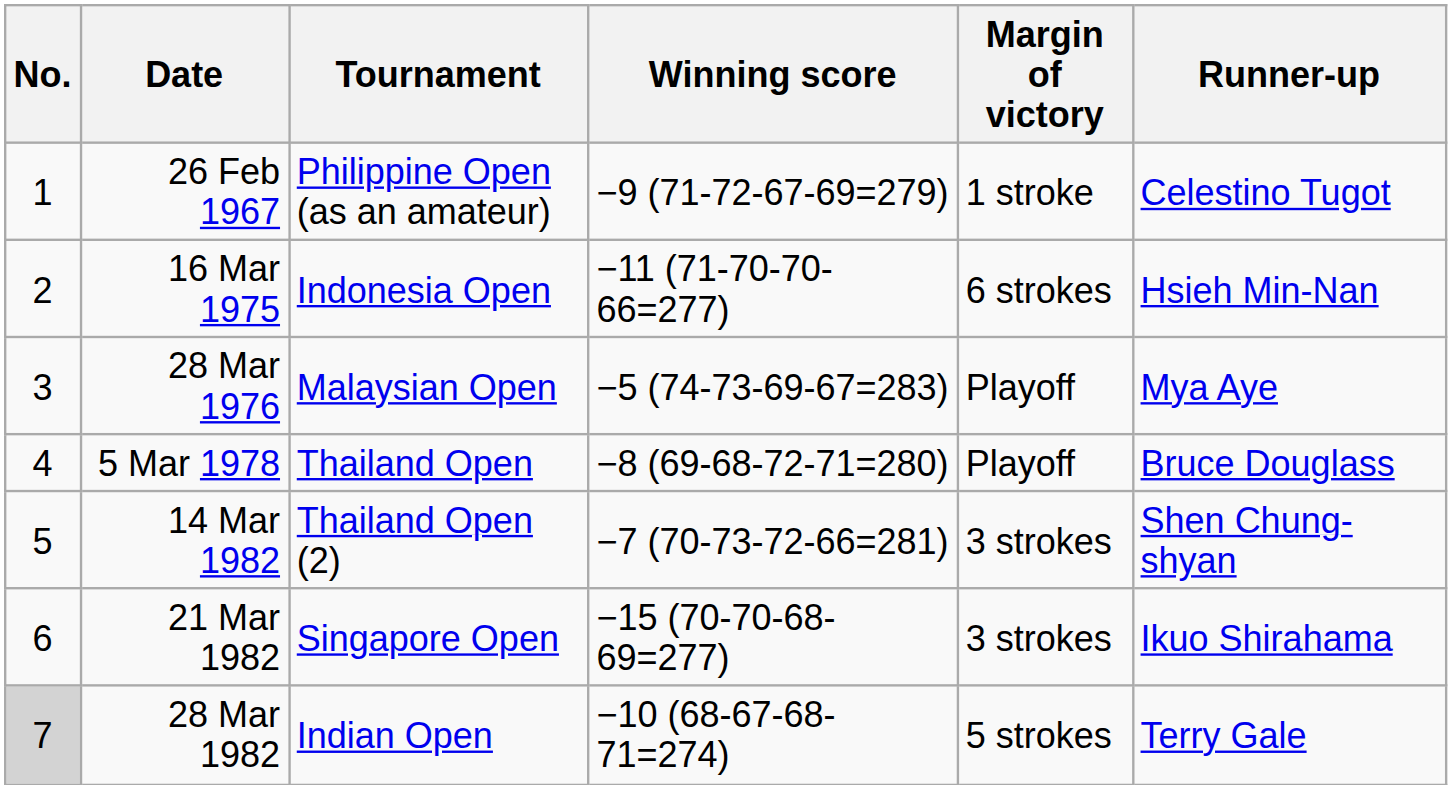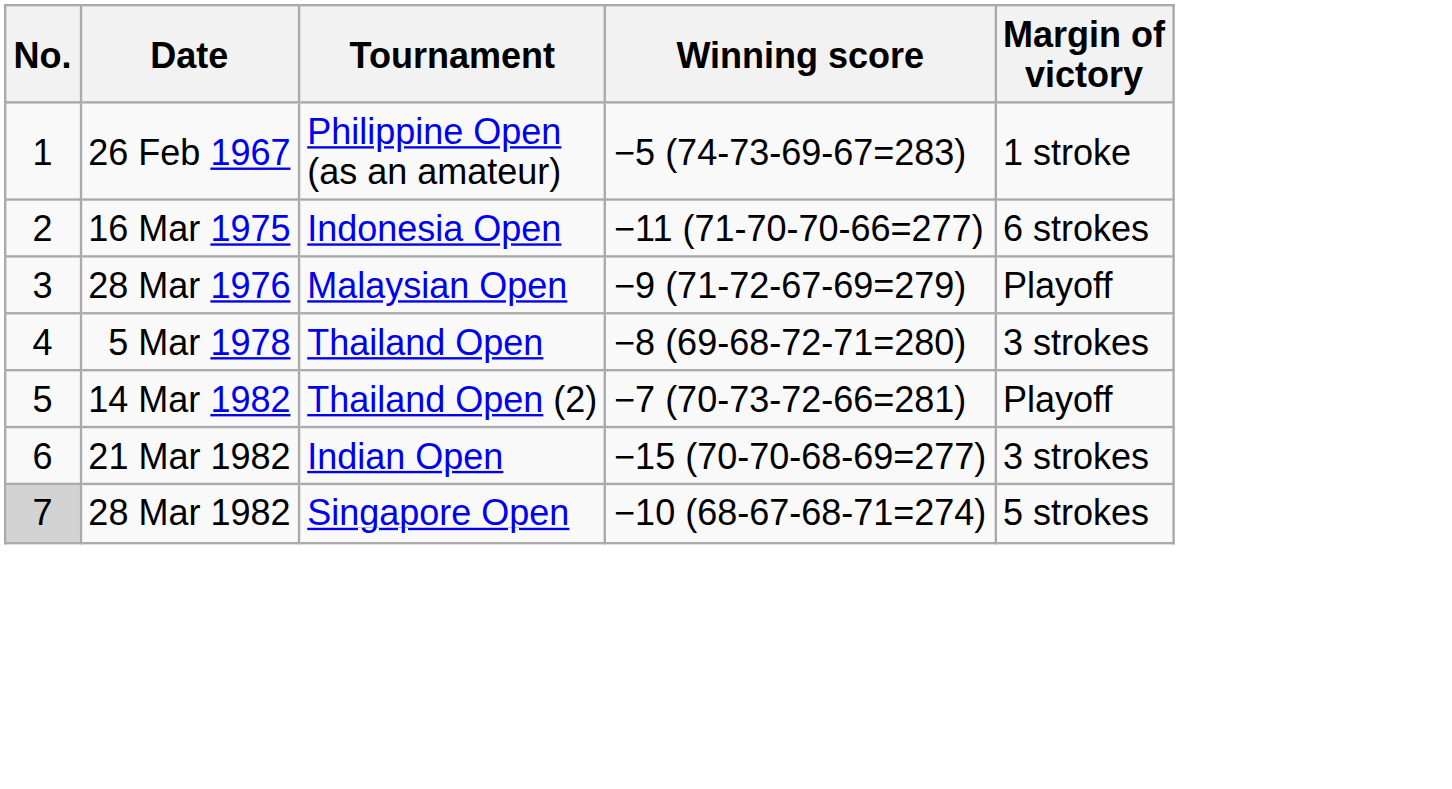- column: (1289, 74)
(772, 192) −9 (71-72-67-69=279) -> (790, 151) −5 (74-73-69-67=283)
(772, 386) −5 (74-73-69-67=283) -> (790, 286) −9 (71-72-67-69=279)
(1020, 463) Playoff -> (1076, 343) 3 strokes
(1039, 541) 3 strokes -> (1058, 400) Playoff
(428, 638) Singapore Open -> (405, 457) Indian Open
(395, 735) Indian Open -> (438, 514) Singapore Open
